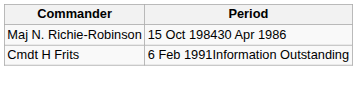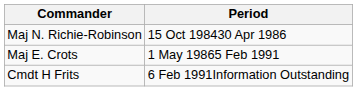+ row: (43, 55)
